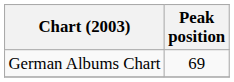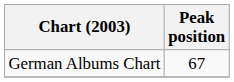(197, 63) 69 -> (197, 63) 67
